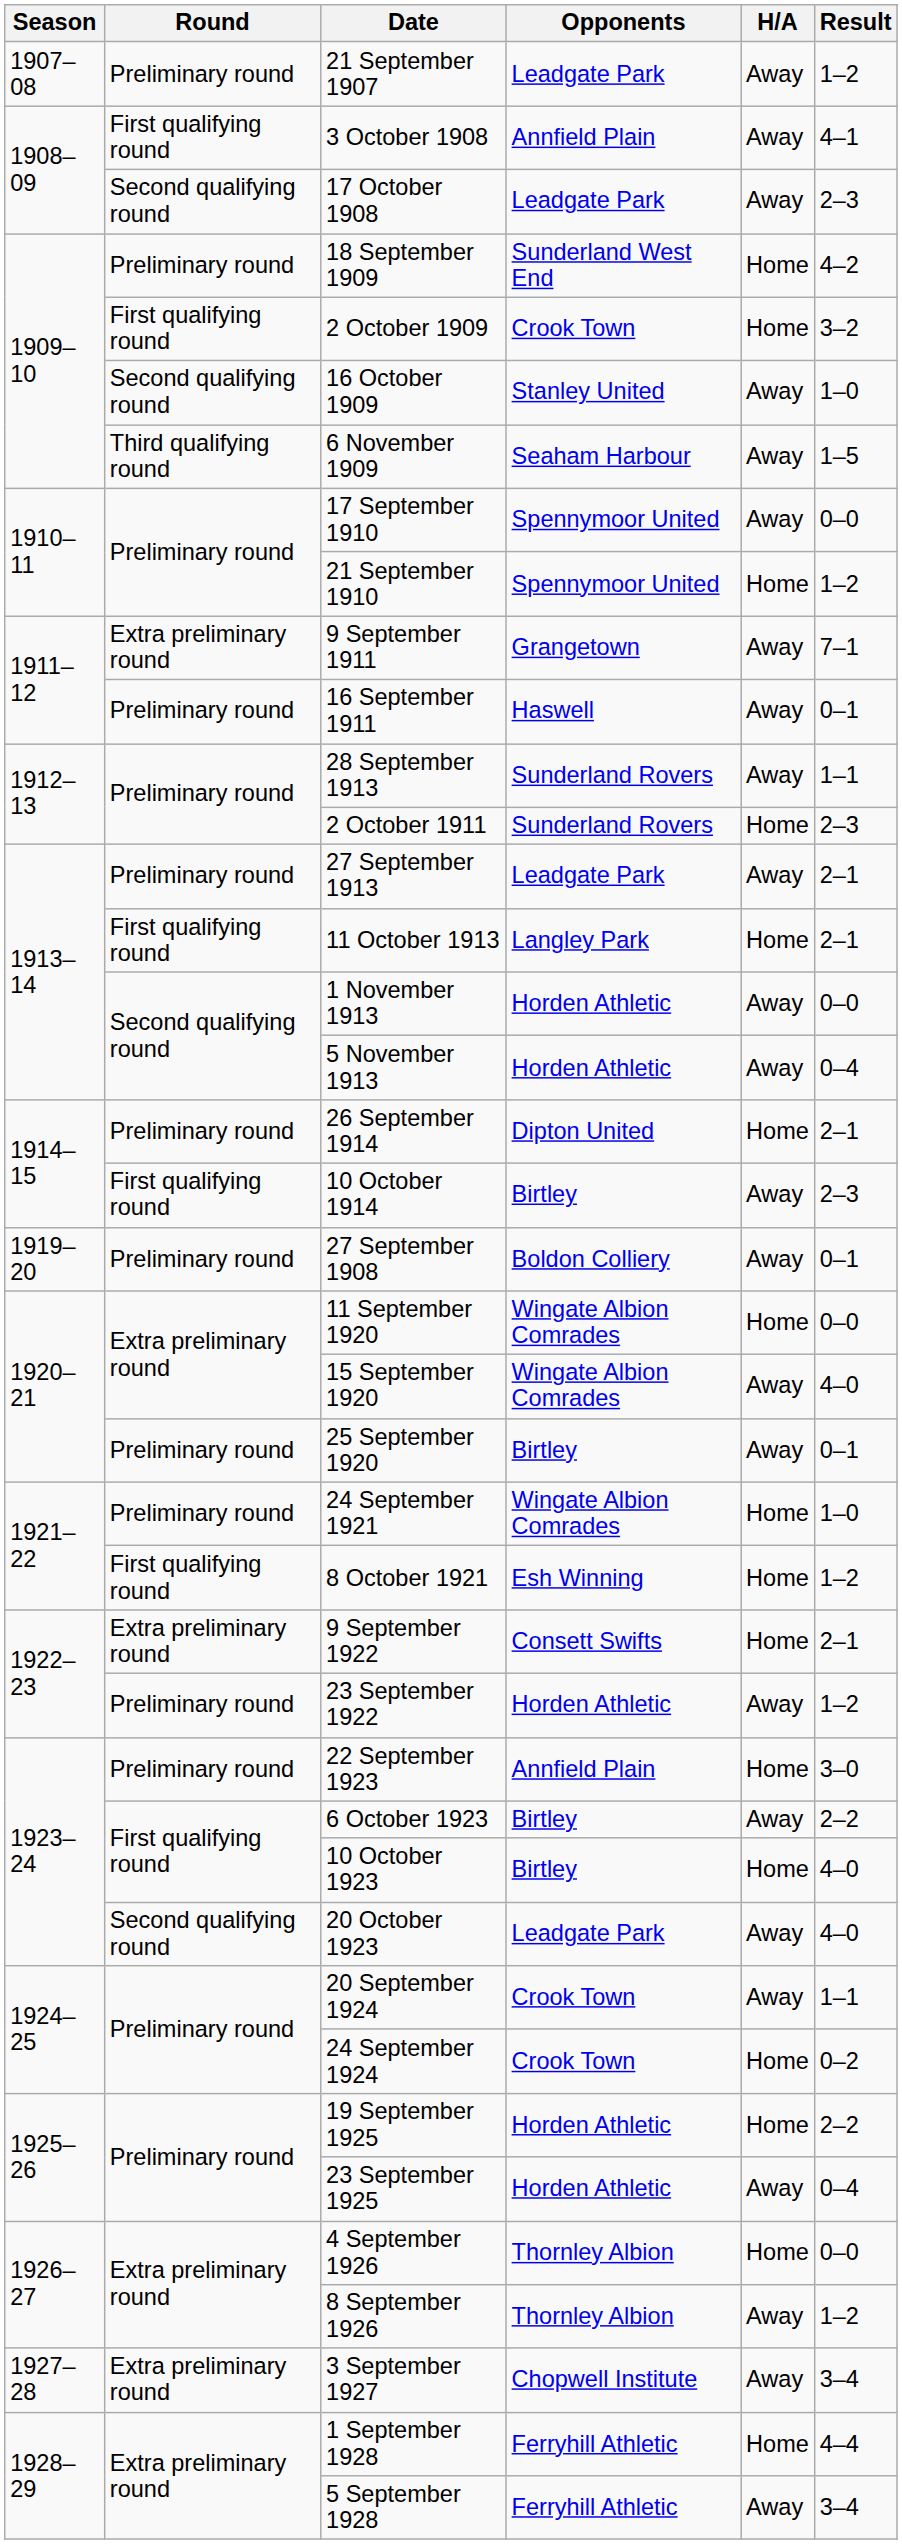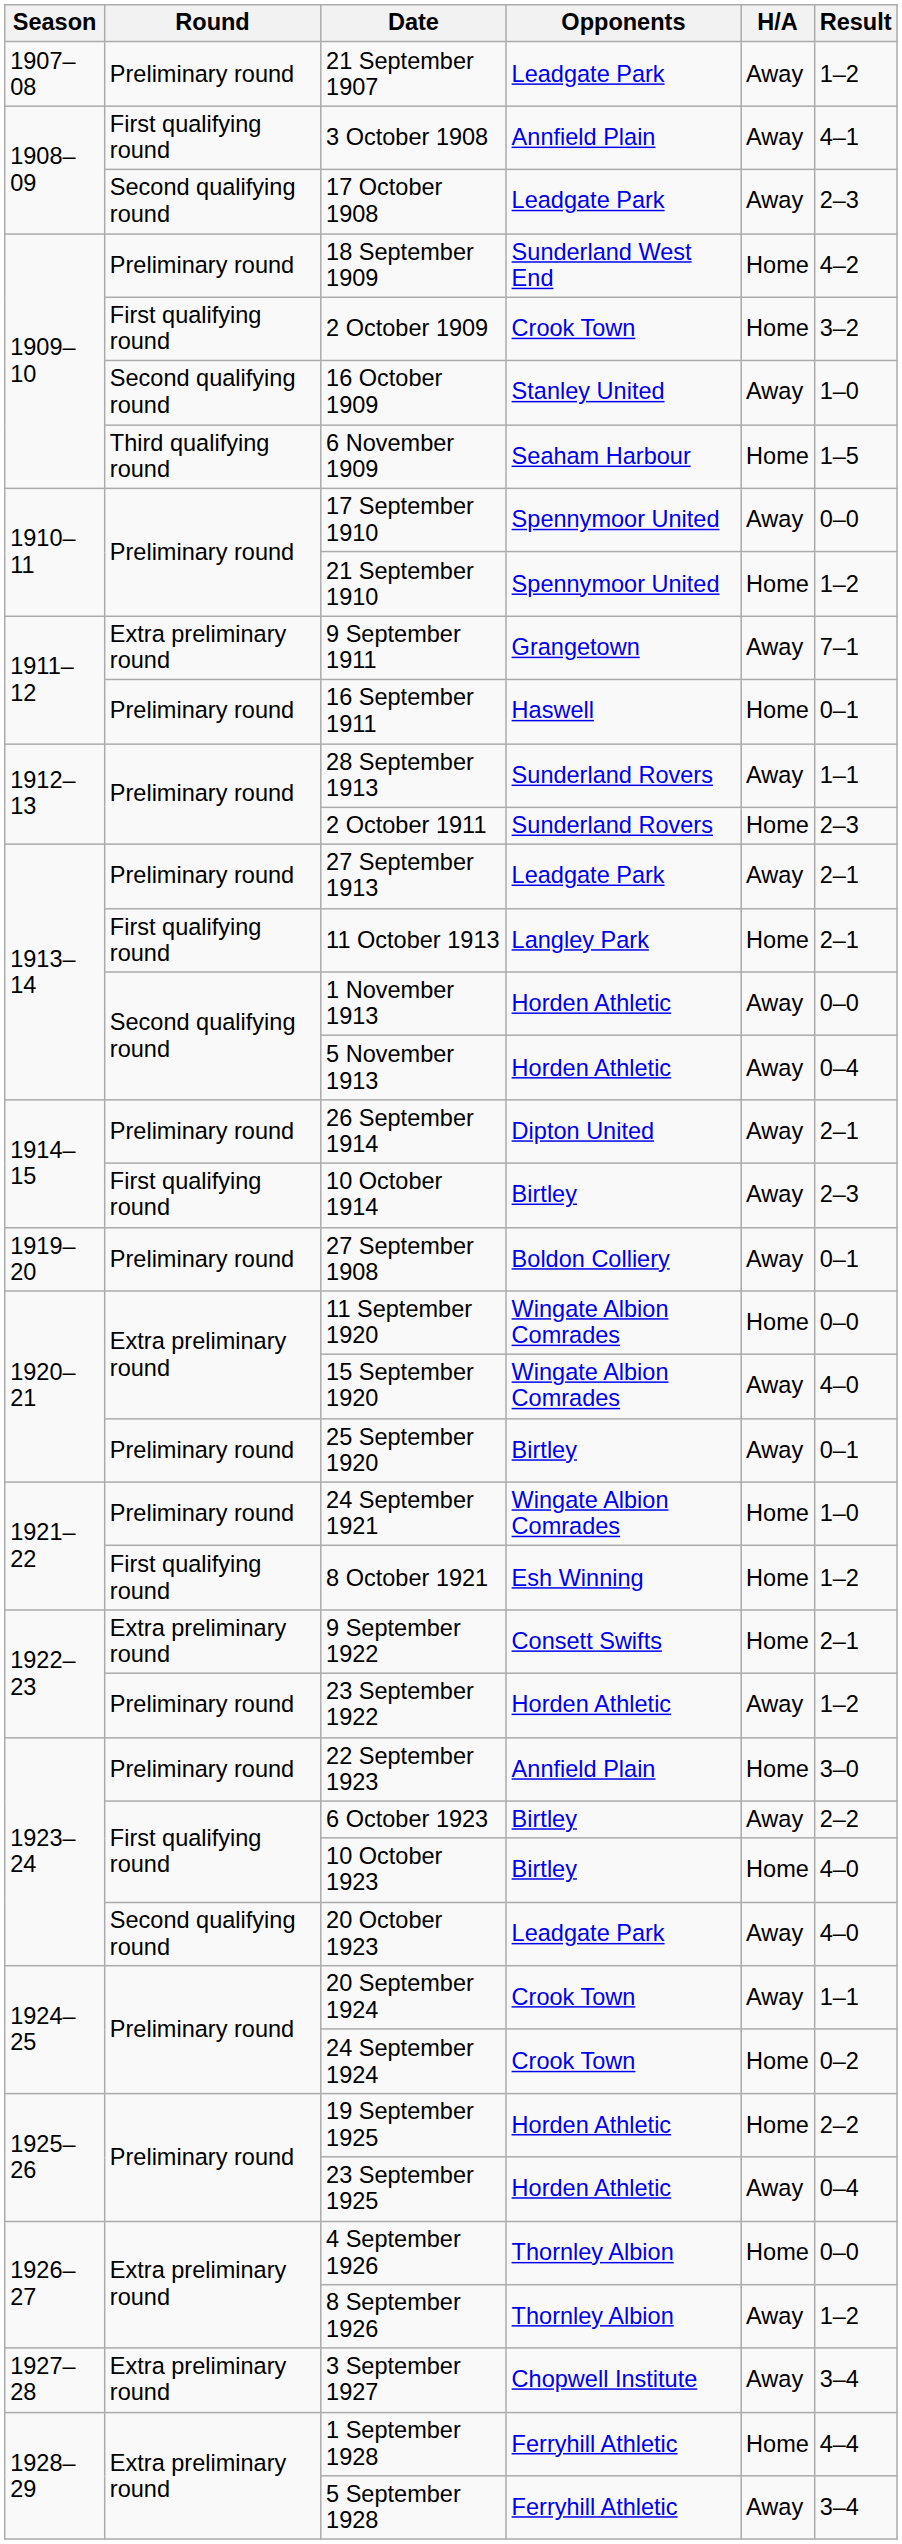(775, 456) Away -> (777, 456) Home
(775, 711) Away -> (777, 711) Home
(777, 1131) Home -> (775, 1131) Away
